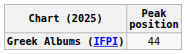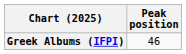(154, 41) 44 -> (154, 41) 46
